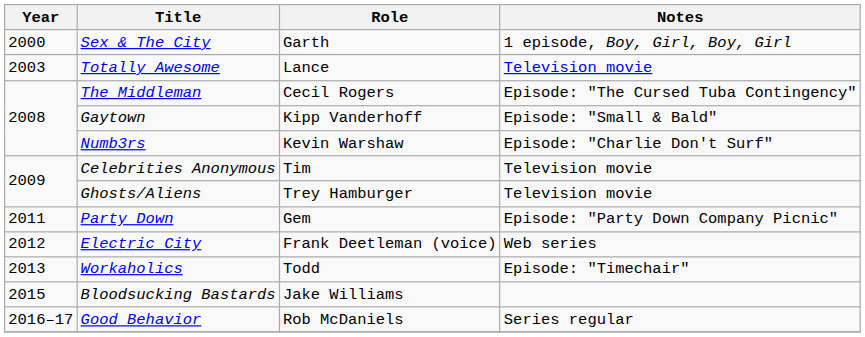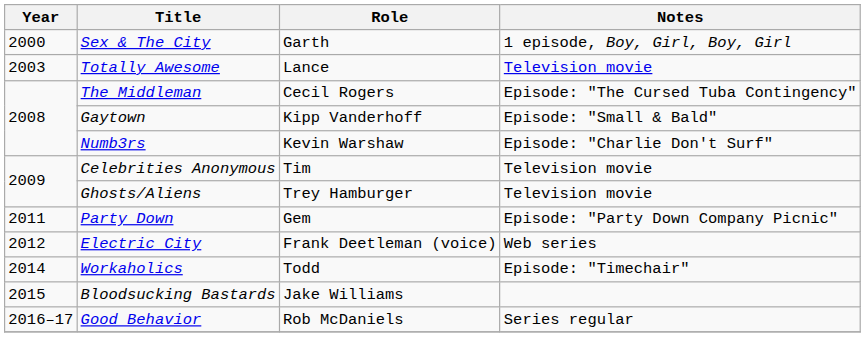(27, 269) 2013 -> (27, 269) 2014
